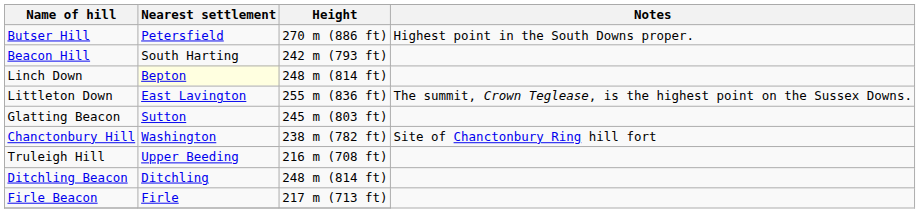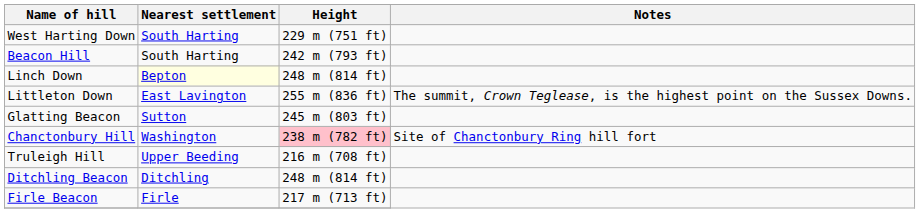- row: (49, 35)
+ row: (71, 35)
(335, 137) no background -> (335, 137) pink background
